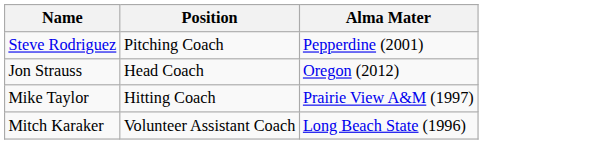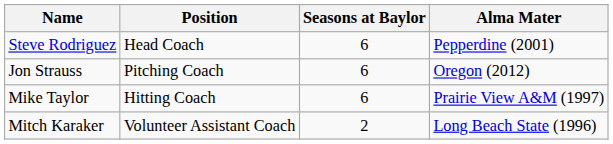+ column: (364, 18)
(174, 45) Pitching Coach -> (164, 45) Head Coach
(164, 71) Head Coach -> (174, 71) Pitching Coach
